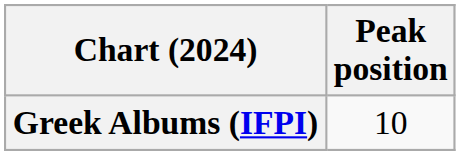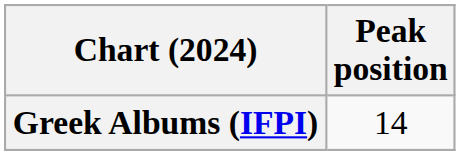(391, 122) 10 -> (391, 122) 14
